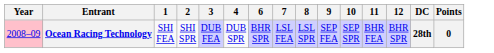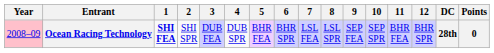+ column: (262, 12)
(165, 33) normal -> (166, 33) bold
